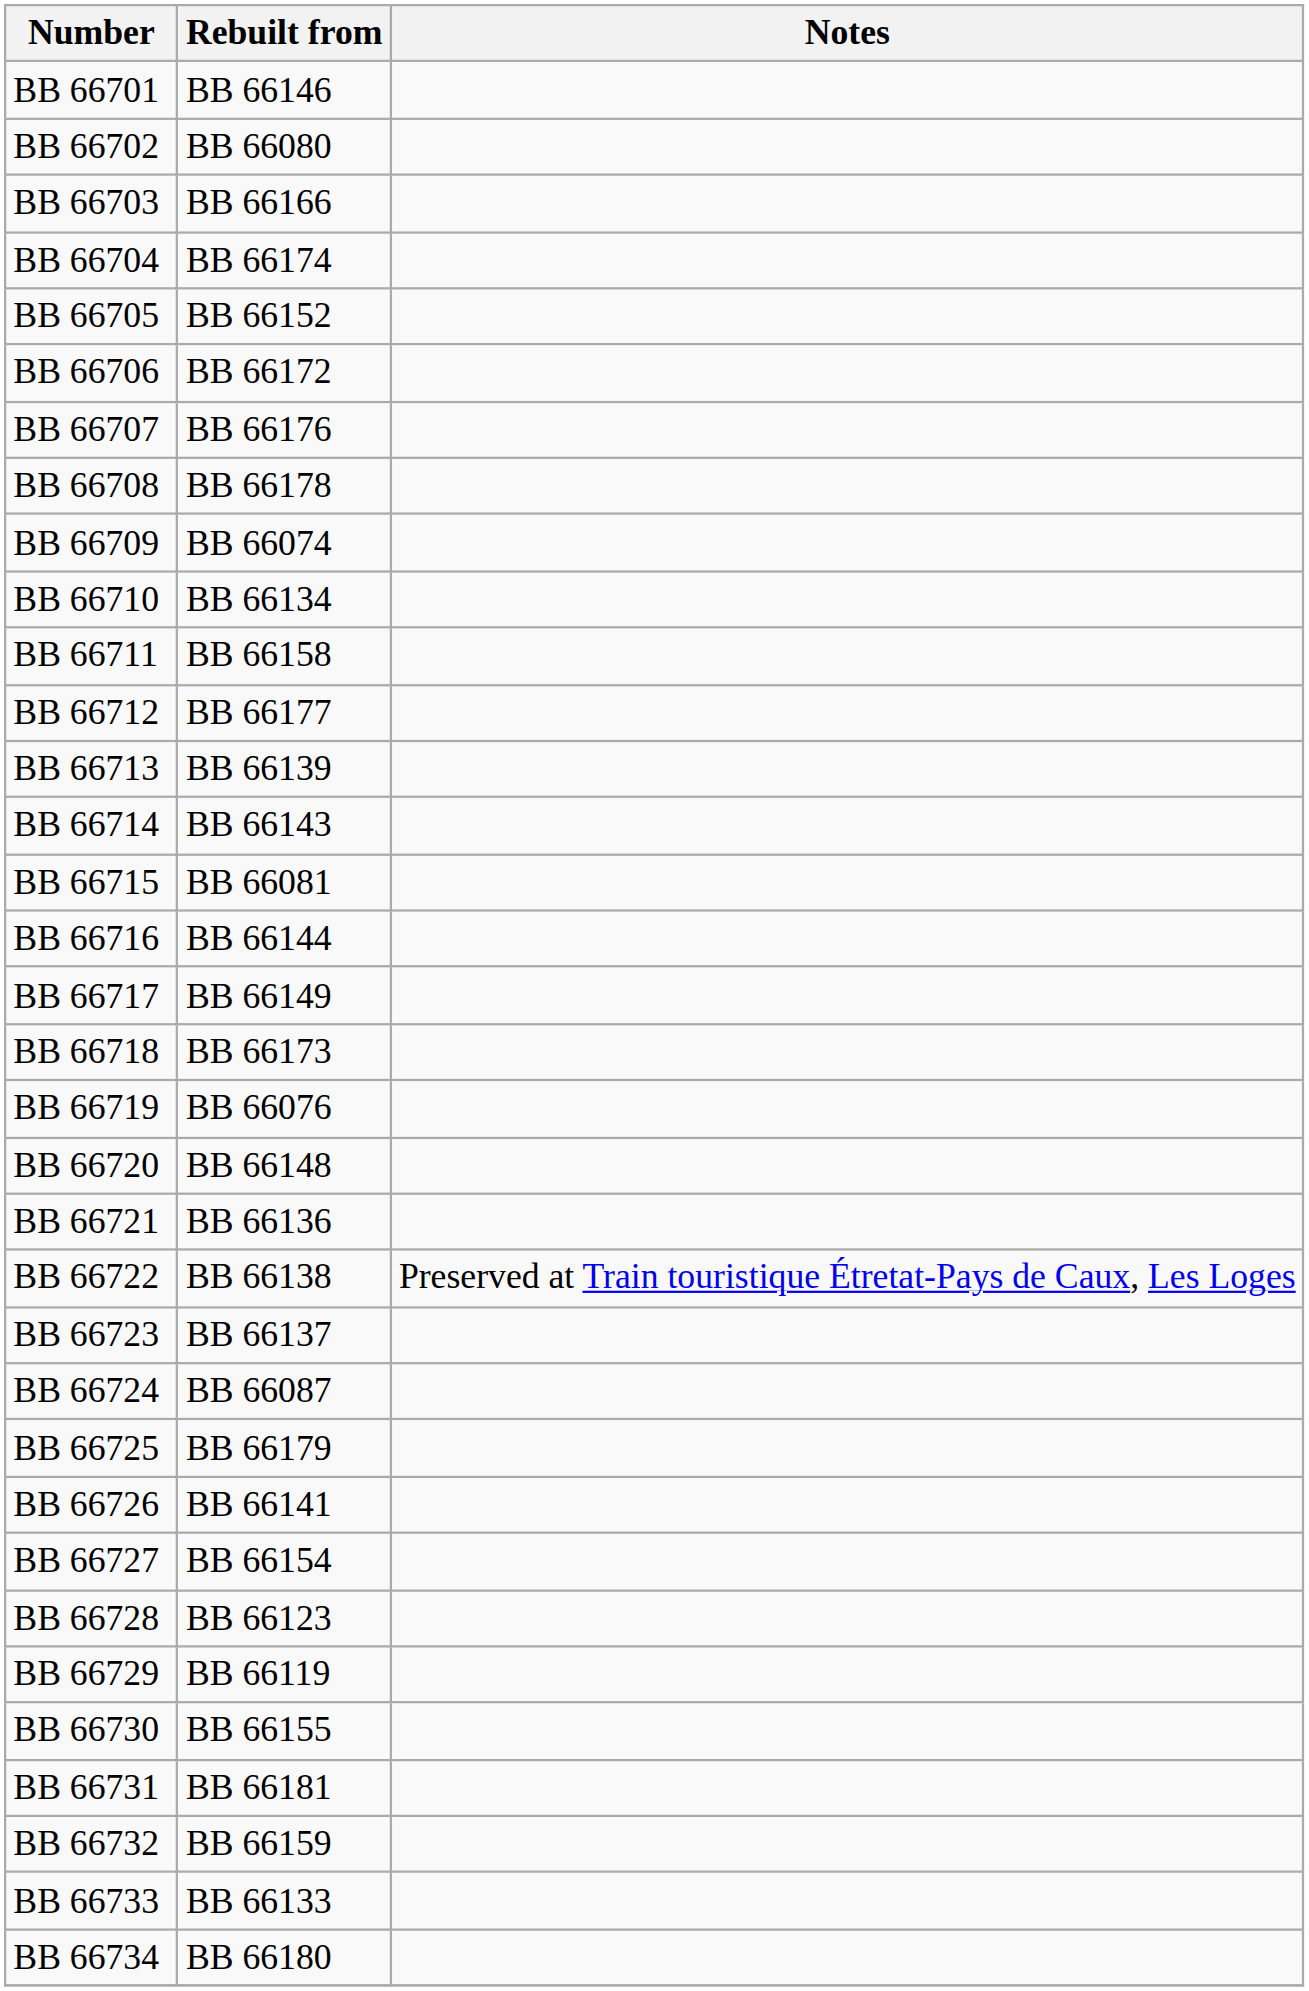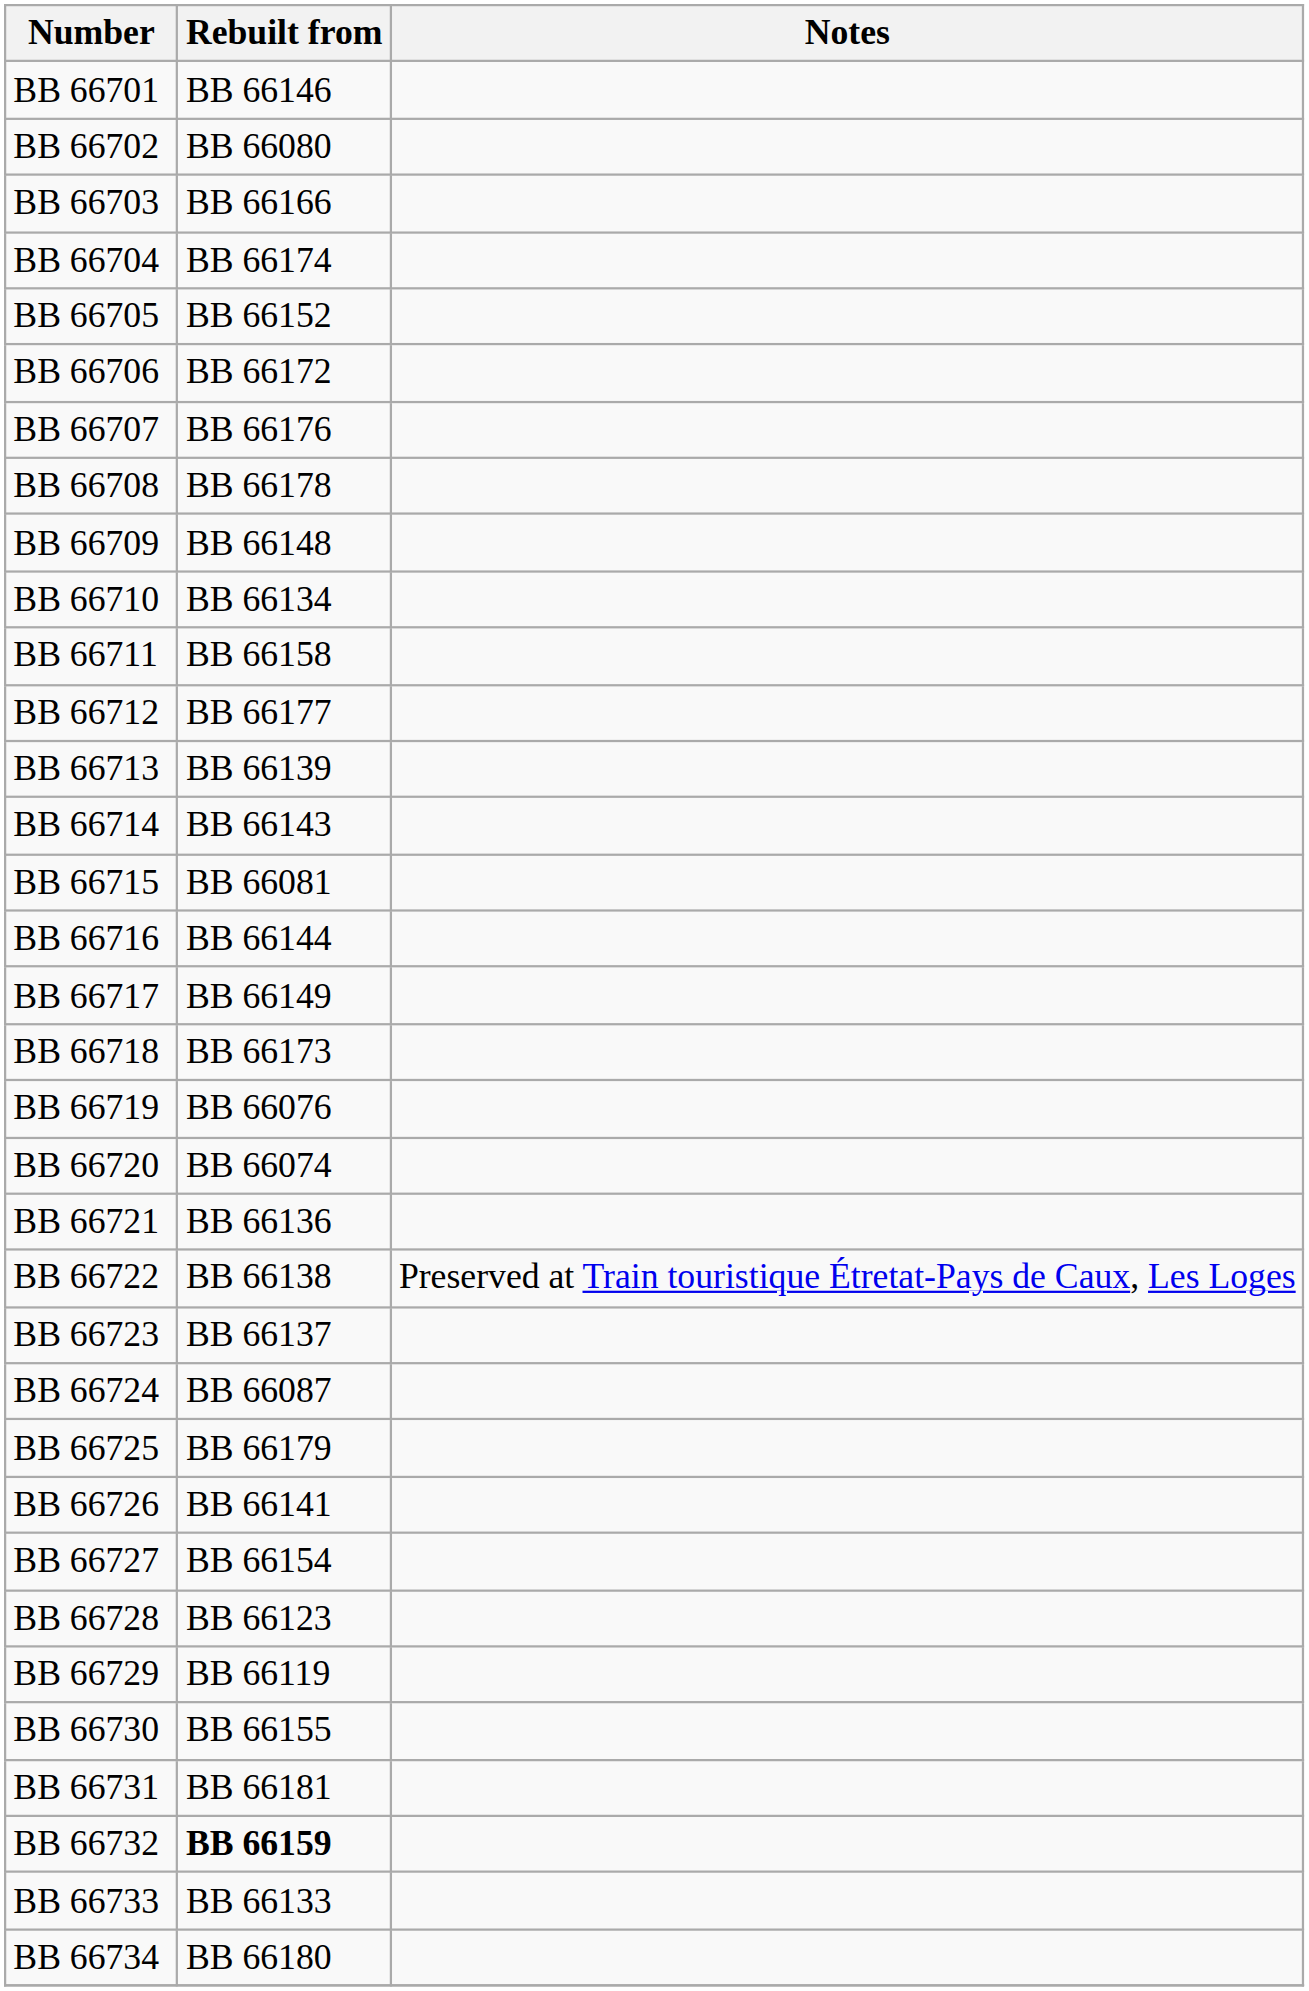(259, 542) BB 66074 -> (259, 542) BB 66148
(259, 1164) BB 66148 -> (259, 1164) BB 66074
(259, 1843) normal -> (259, 1843) bold
